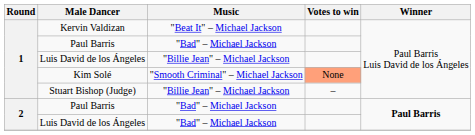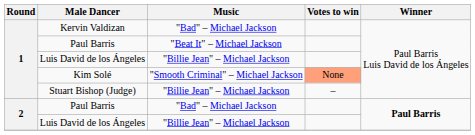(226, 28) "Beat It" – Michael Jackson -> (226, 28) "Bad" – Michael Jackson
(226, 43) "Bad" – Michael Jackson -> (226, 43) "Beat It" – Michael Jackson
(226, 122) "Bad" – Michael Jackson -> (226, 122) "Billie Jean" – Michael Jackson
